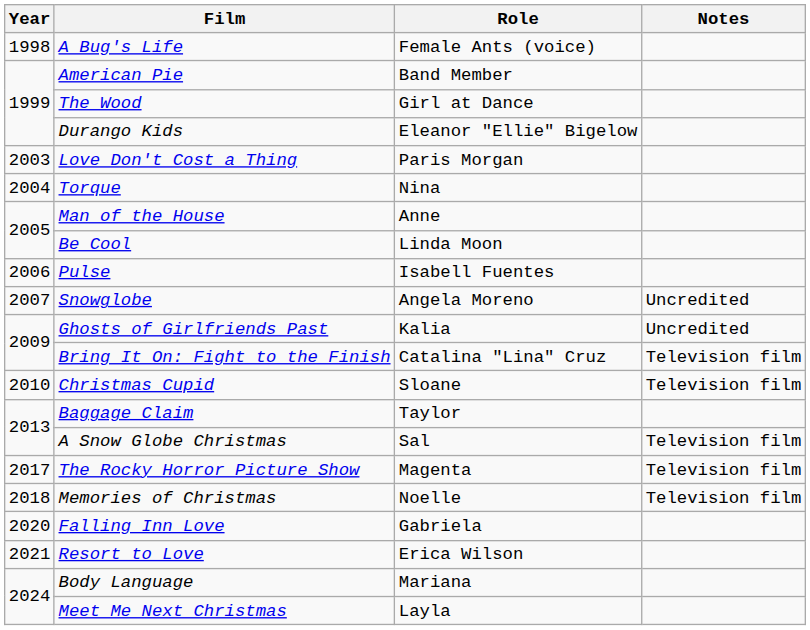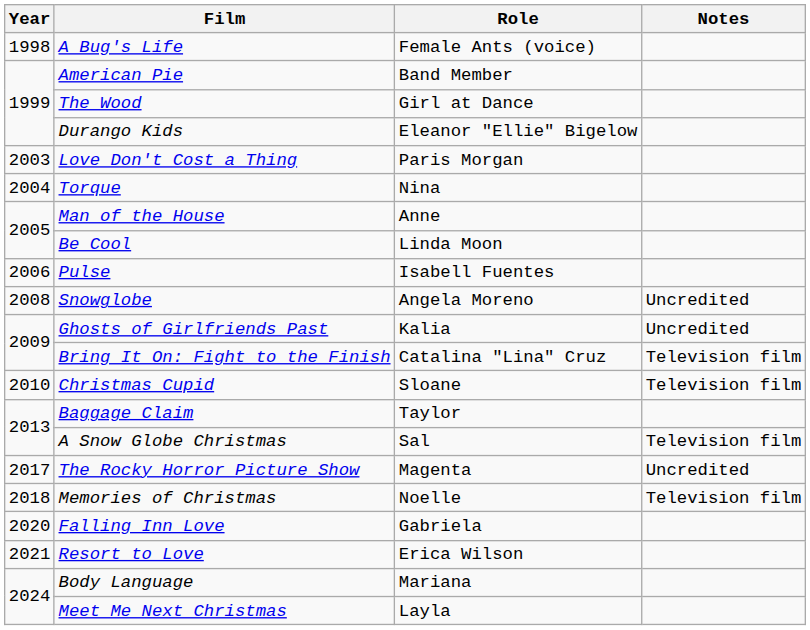(30, 301) 2007 -> (30, 301) 2008
(723, 470) Television film -> (698, 470) Uncredited
